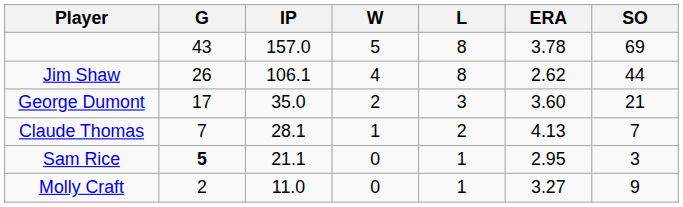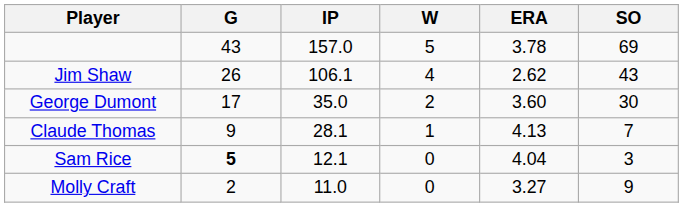- column: (462, 18)
(635, 74) 44 -> (629, 74) 43
(635, 103) 21 -> (629, 103) 30
(202, 131) 7 -> (231, 131) 9
(288, 159) 21.1 -> (330, 159) 12.1
(548, 159) 2.95 -> (529, 159) 4.04
